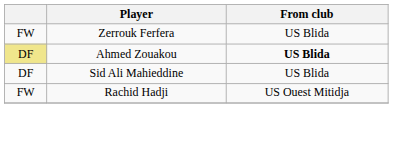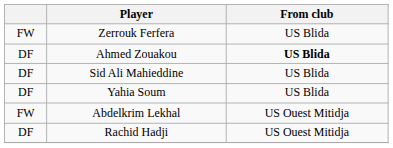(26, 53) khaki background -> (26, 53) no background
+ row: (136, 92)
+ row: (136, 112)
(26, 92) FW -> (26, 132) DF
